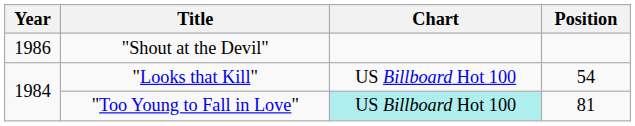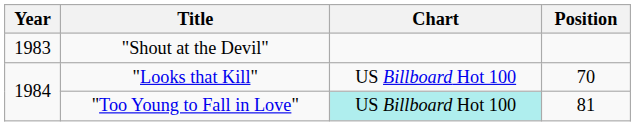(33, 47) 1986 -> (33, 47) 1983
(586, 76) 54 -> (586, 76) 70
